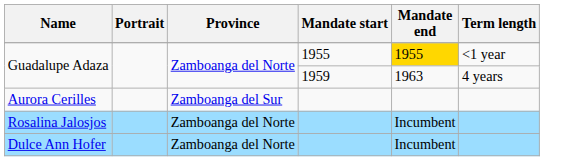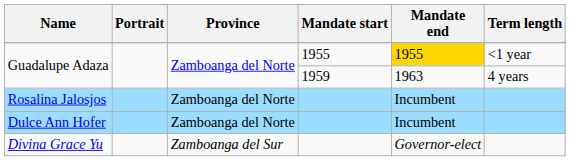- row: (52, 99)
+ row: (55, 144)
